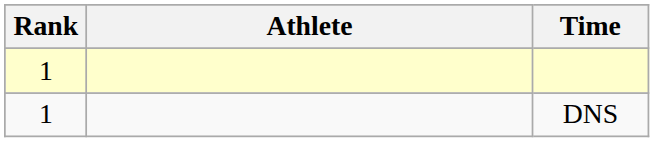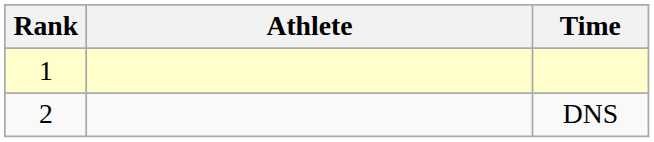(46, 114) 1 -> (46, 114) 2
